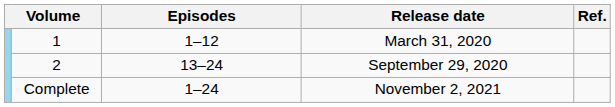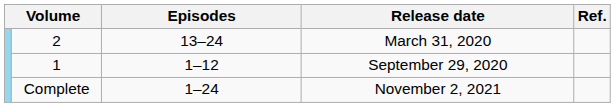(57, 41) 1 -> (57, 41) 2
(202, 41) 1–12 -> (202, 41) 13–24
(57, 65) 2 -> (57, 65) 1
(202, 65) 13–24 -> (202, 65) 1–12
